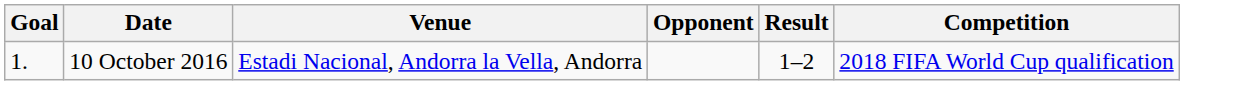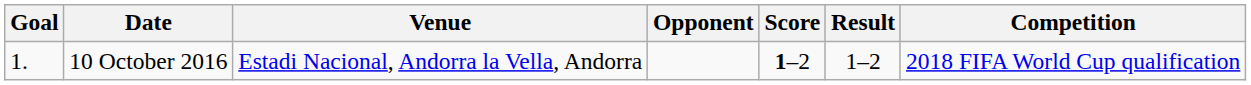+ column: (792, 23)
